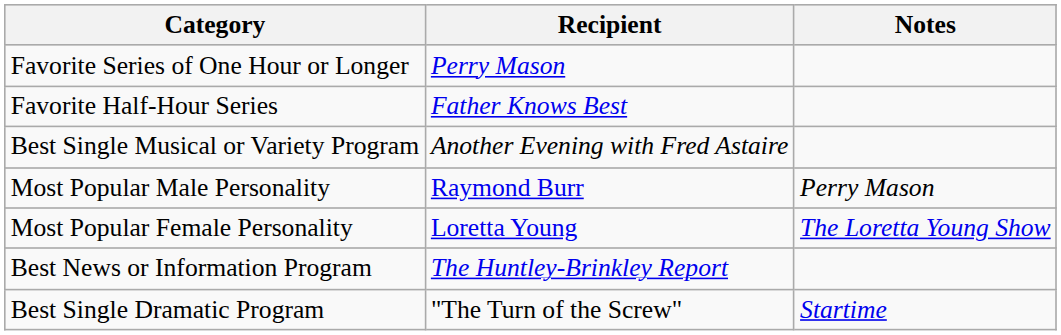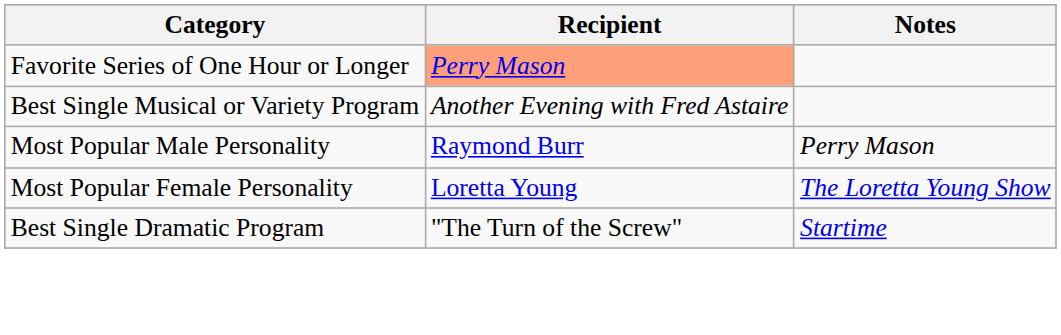(498, 65) no background -> (498, 65) lightsalmon background
- row: (144, 106)
- row: (191, 268)
